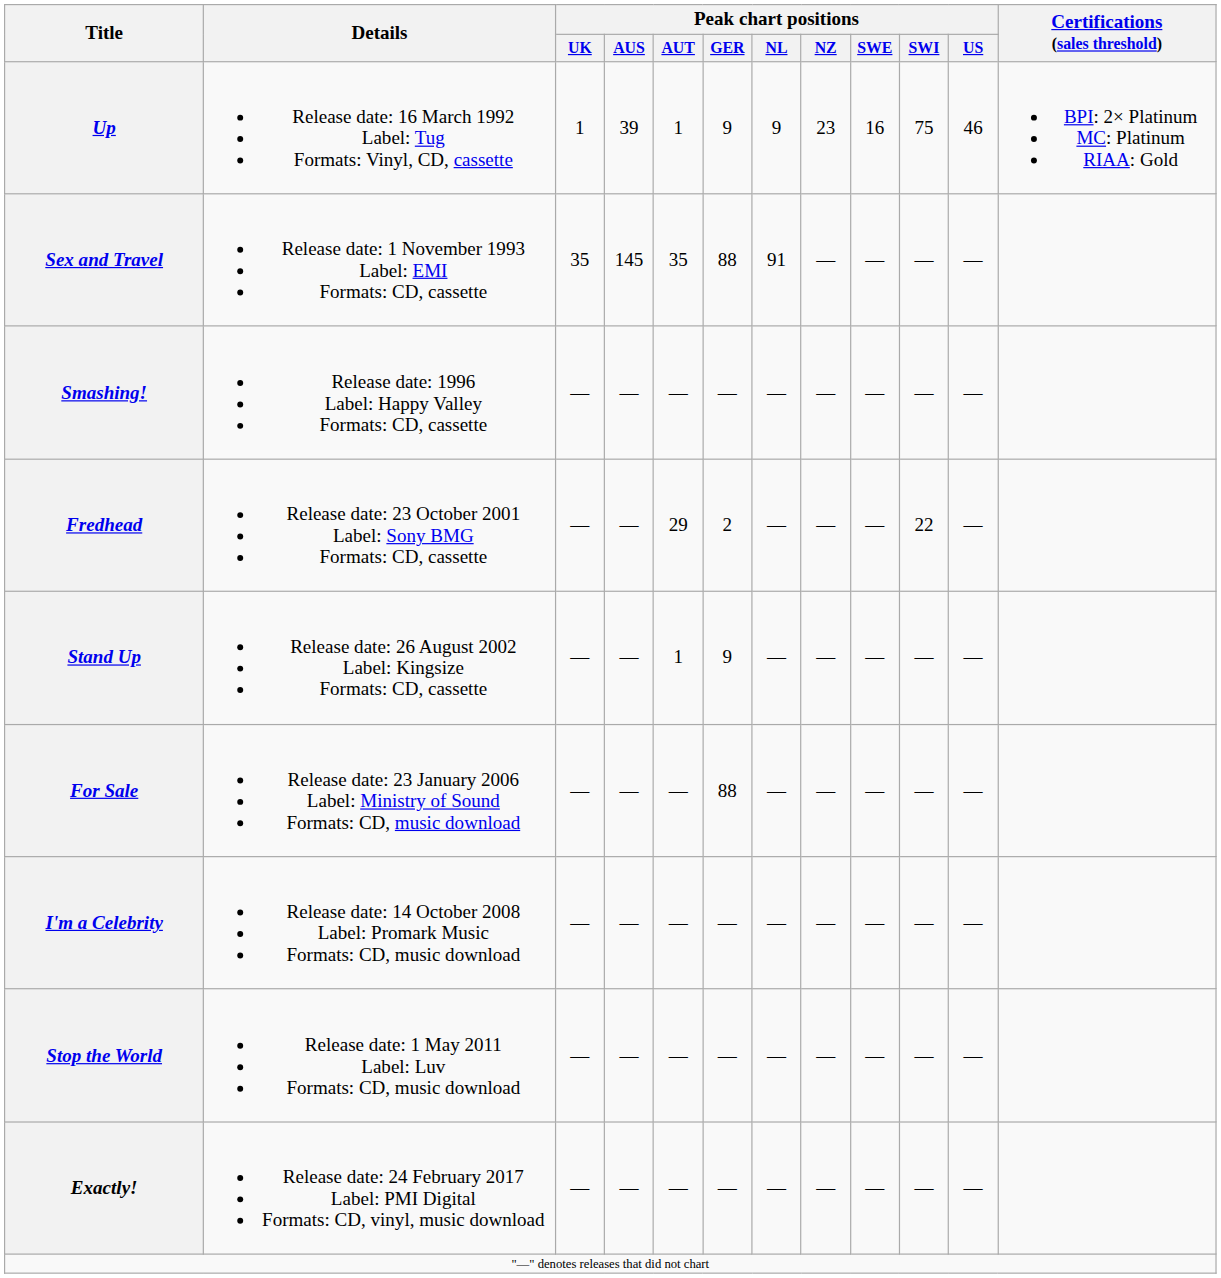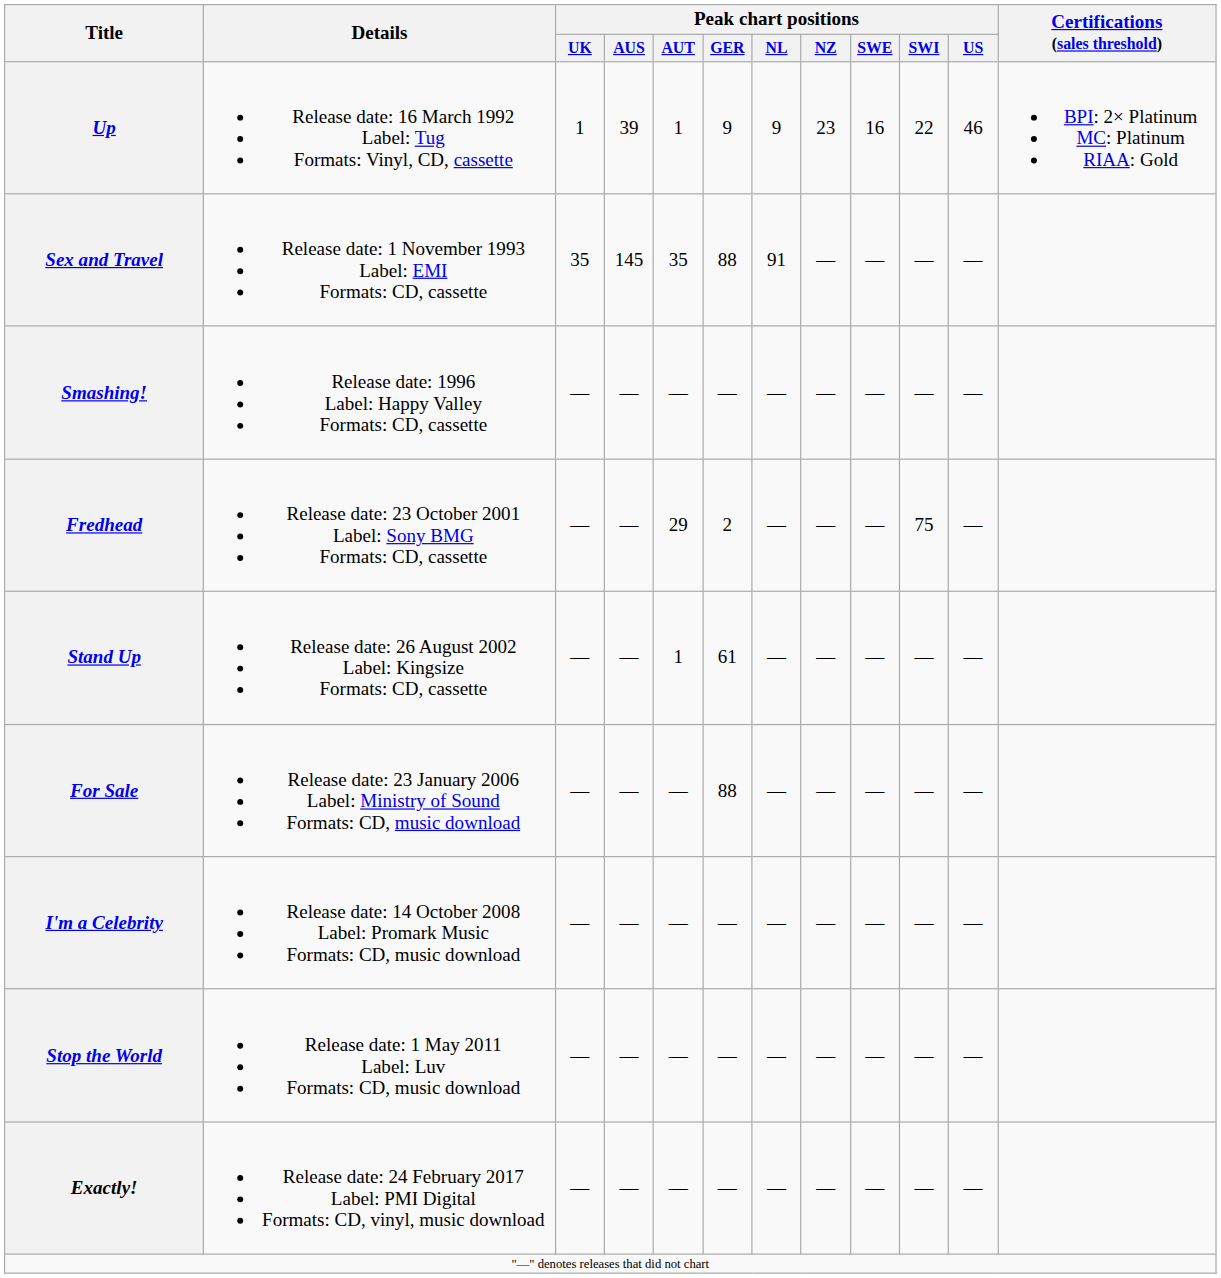(924, 127) 75 -> (924, 127) 22
(924, 525) 22 -> (924, 525) 75
(727, 657) 9 -> (727, 657) 61
